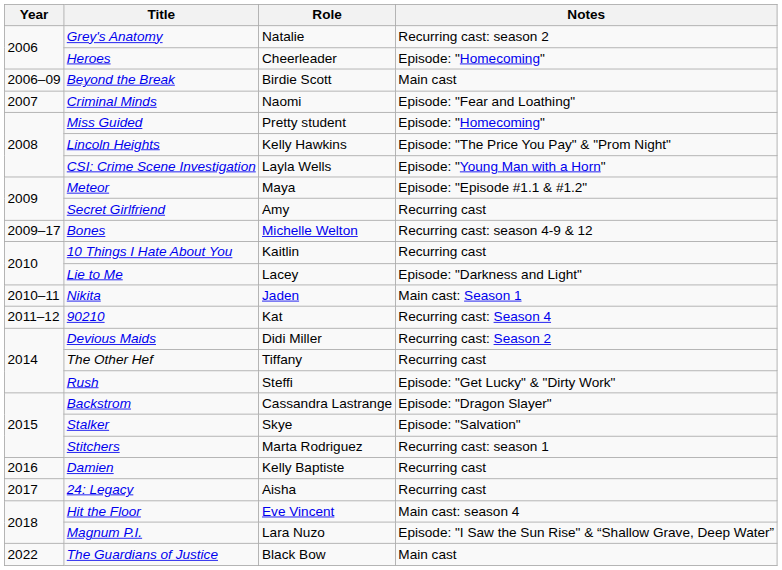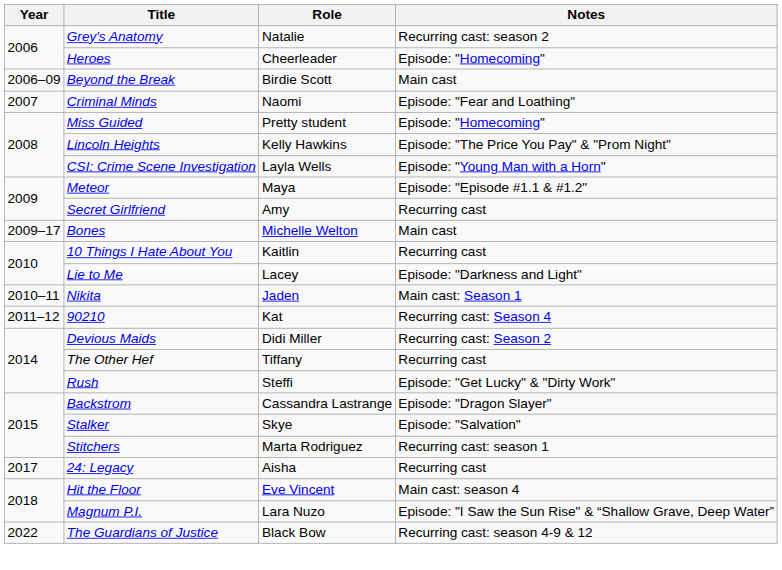(495, 230) Recurring cast: season 4-9 & 12 -> (427, 230) Main cast
- row: (90, 468)
(427, 554) Main cast -> (495, 532) Recurring cast: season 4-9 & 12
